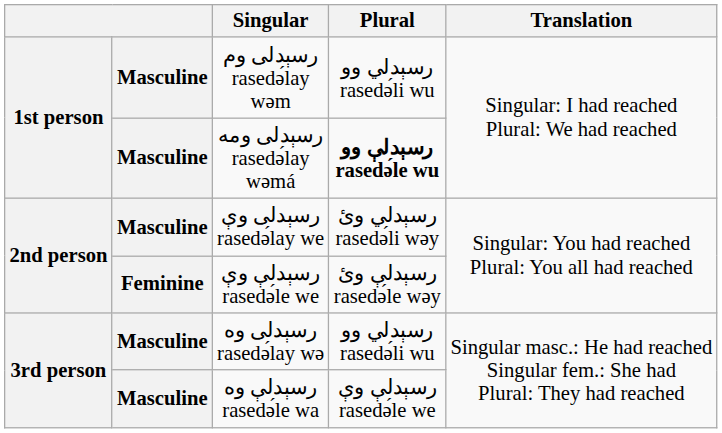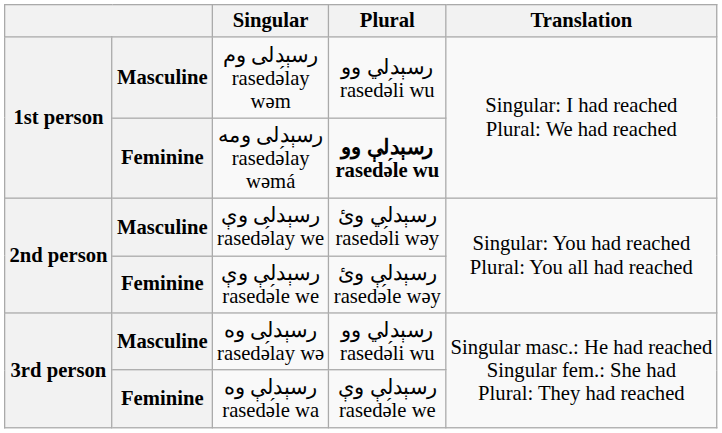(162, 157) Masculine -> (162, 157) Feminine
(162, 398) Masculine -> (162, 398) Feminine
